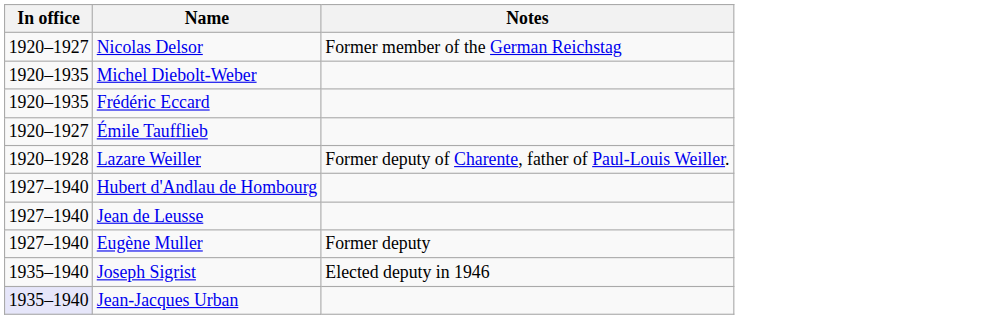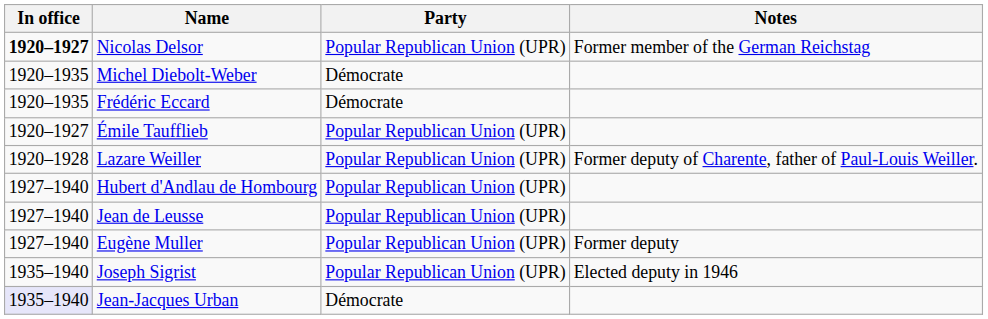+ column: (445, 18)
(49, 46) normal -> (49, 46) bold
